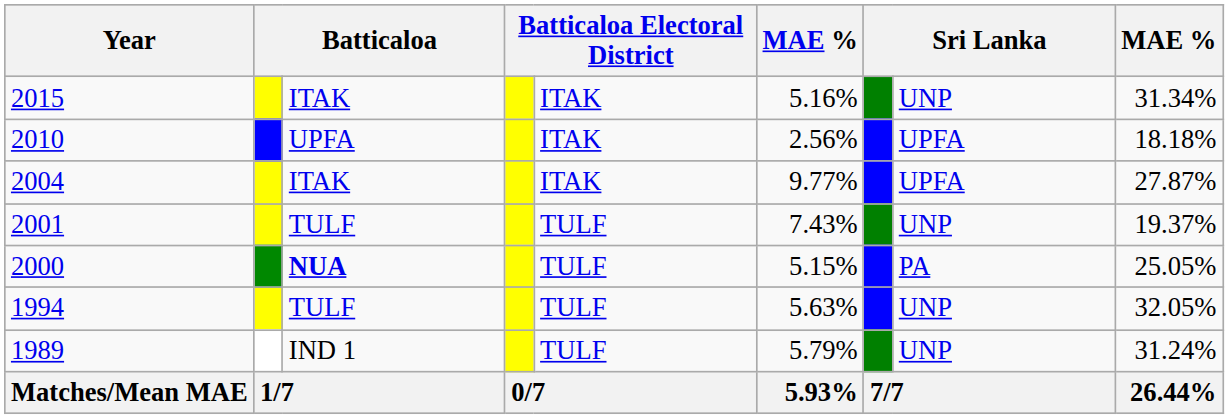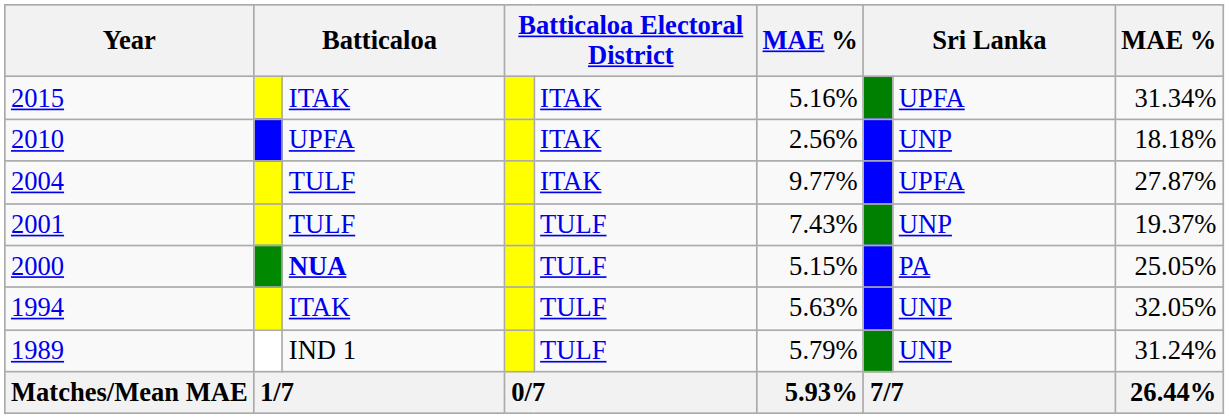(925, 97) UNP -> (932, 97) UPFA
(932, 139) UPFA -> (925, 139) UNP
(319, 181) ITAK -> (322, 181) TULF
(322, 308) TULF -> (319, 308) ITAK
